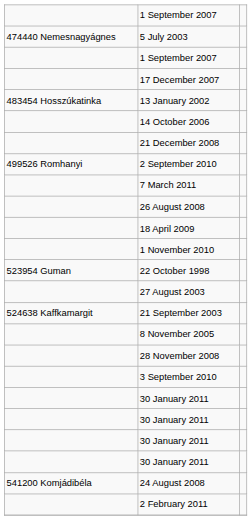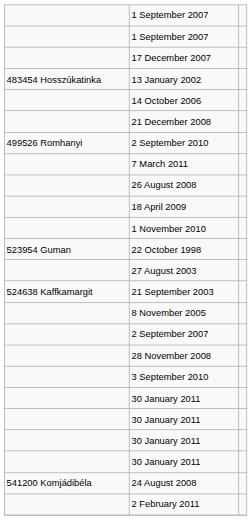- row: (61, 37)
+ row: (67, 334)
